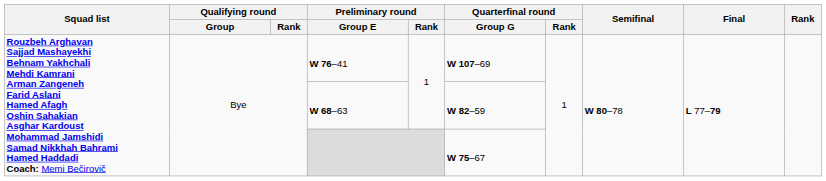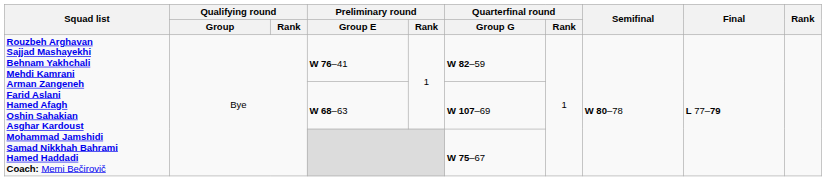(469, 64) W 107–69 -> (466, 64) W 82–59
(466, 111) W 82–59 -> (469, 111) W 107–69
